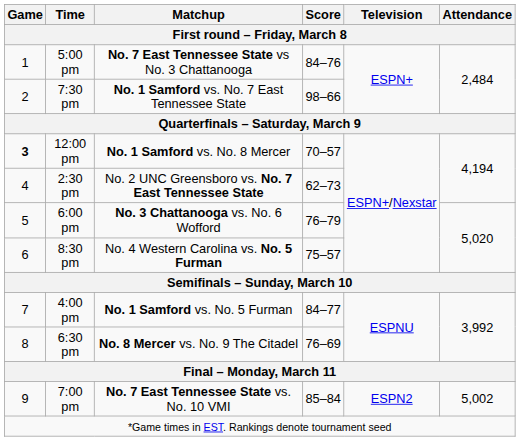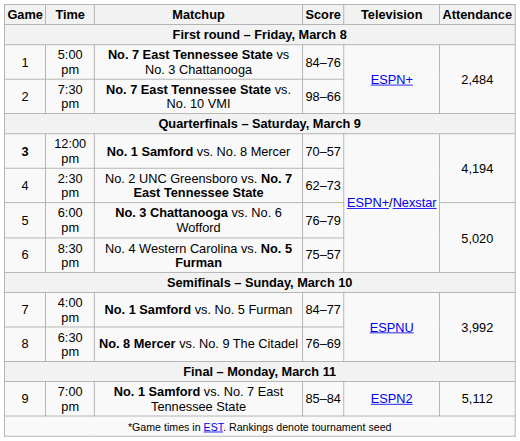(199, 97) No. 1 Samford vs. No. 7 East Tennessee State -> (199, 97) No. 7 East Tennessee State vs. No. 10 VMI
(199, 399) No. 7 East Tennessee State vs. No. 10 VMI -> (199, 399) No. 1 Samford vs. No. 7 East Tennessee State
(477, 399) 5,002 -> (477, 399) 5,112
